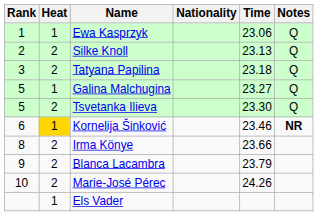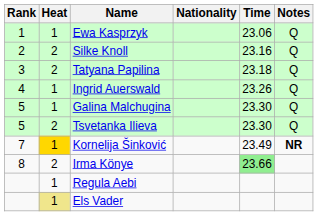(257, 51) 23.13 -> (257, 51) 23.16
+ row: (116, 88)
(257, 88) 23.27 -> (257, 107) 23.30
(22, 126) 6 -> (22, 145) 7
(257, 126) 23.46 -> (257, 145) 23.49
(257, 145) no background -> (257, 164) lightgreen background
- row: (119, 164)
- row: (119, 182)
+ row: (105, 182)
(54, 201) no background -> (54, 201) khaki background
